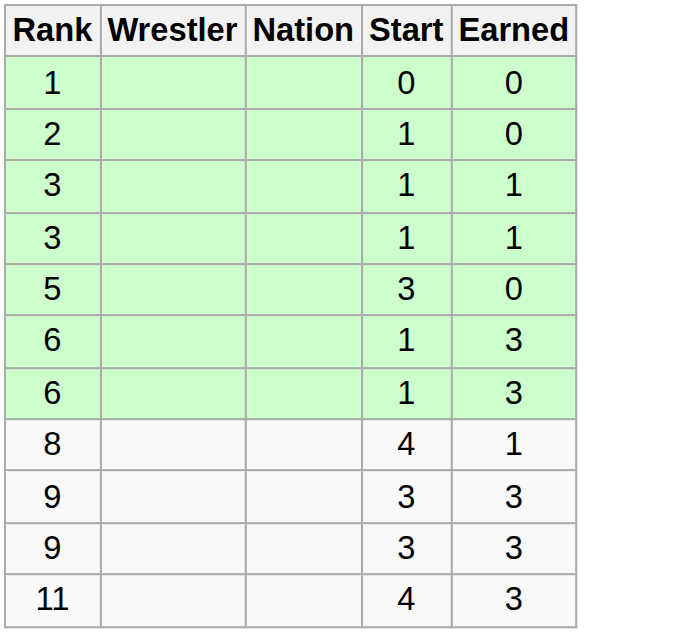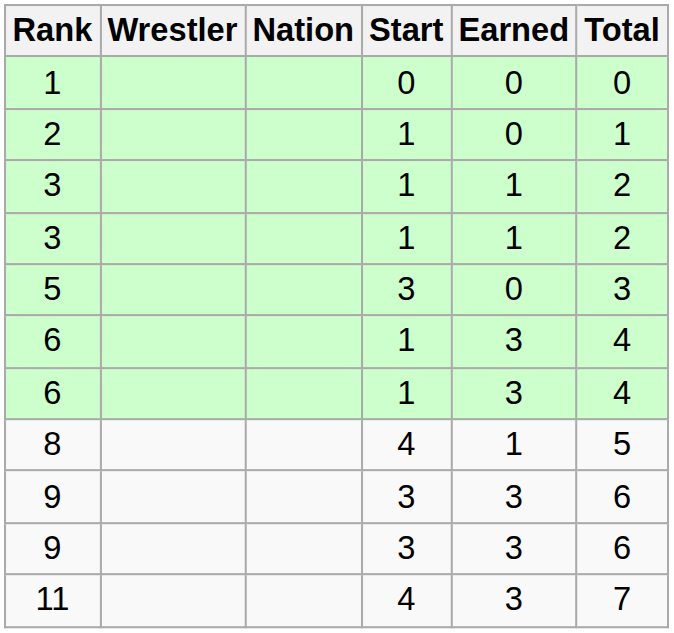+ column: (622, 30)
